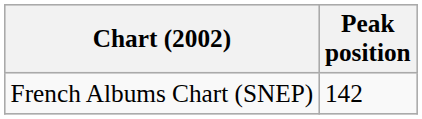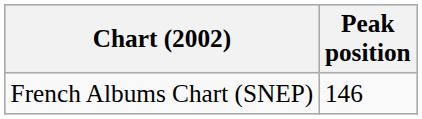(344, 93) 142 -> (344, 93) 146
